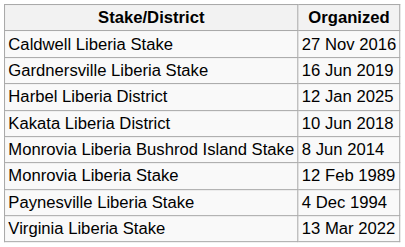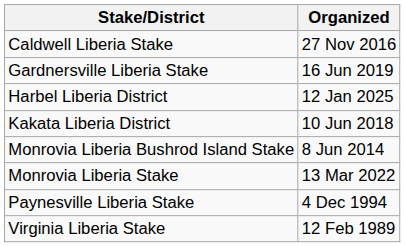(349, 176) 12 Feb 1989 -> (349, 176) 13 Mar 2022
(349, 228) 13 Mar 2022 -> (349, 228) 12 Feb 1989
